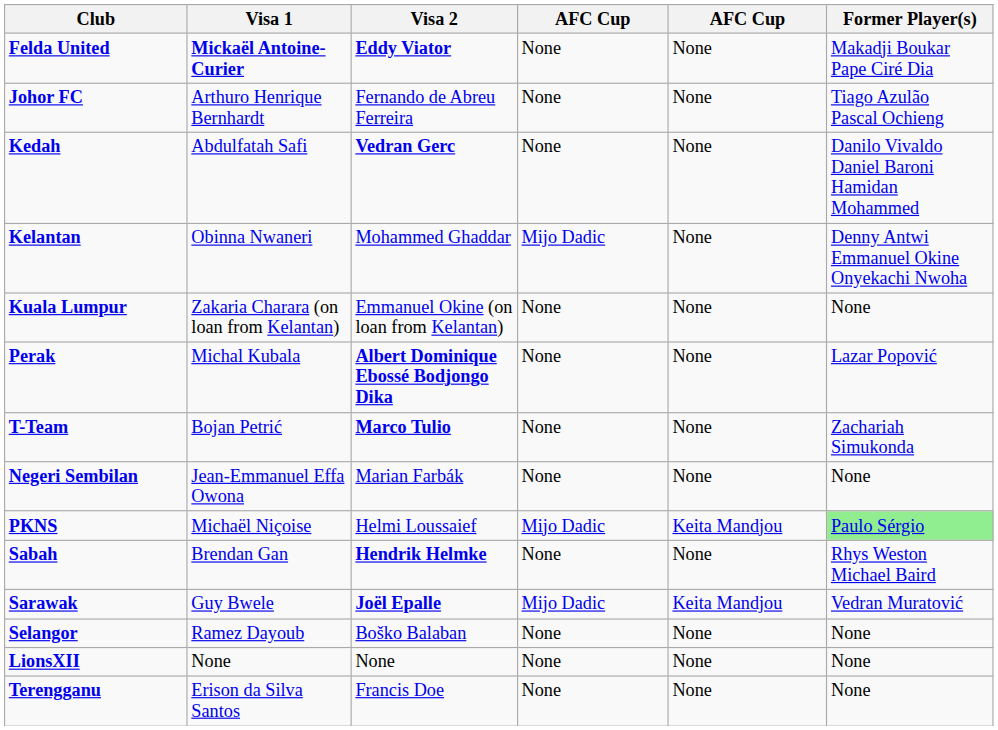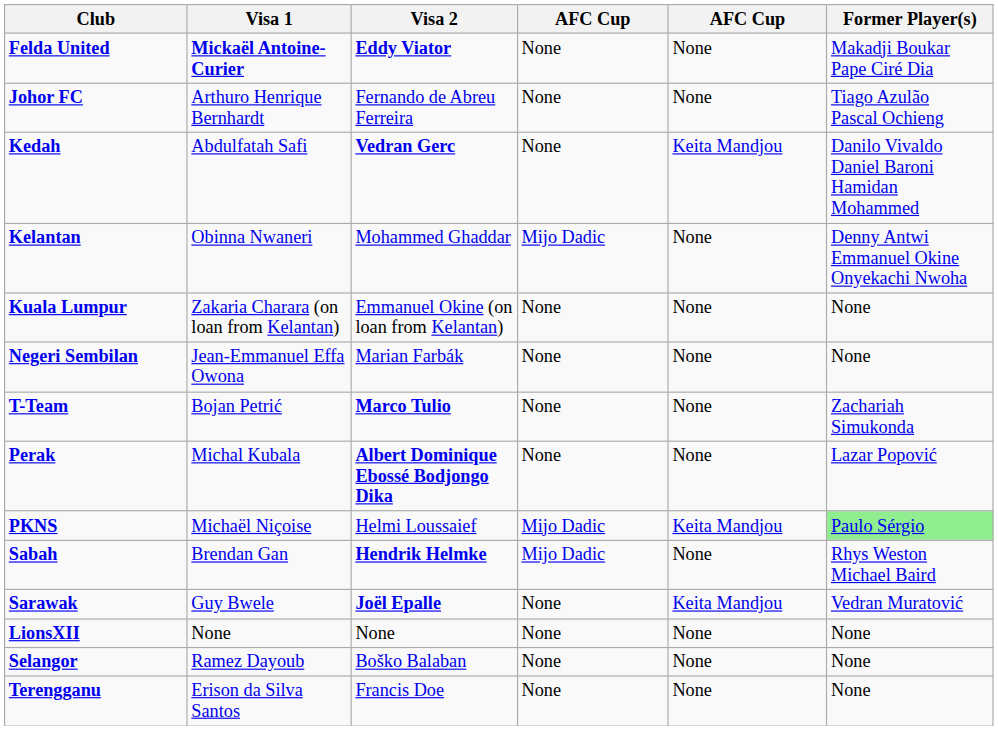(692, 146) None -> (727, 146) Keita Mandjou
rows swapped: (73, 476) <-> (32, 356)
(541, 554) None -> (563, 554) Mijo Dadic
(563, 603) Mijo Dadic -> (541, 603) None
rows swapped: (43, 632) <-> (44, 661)
